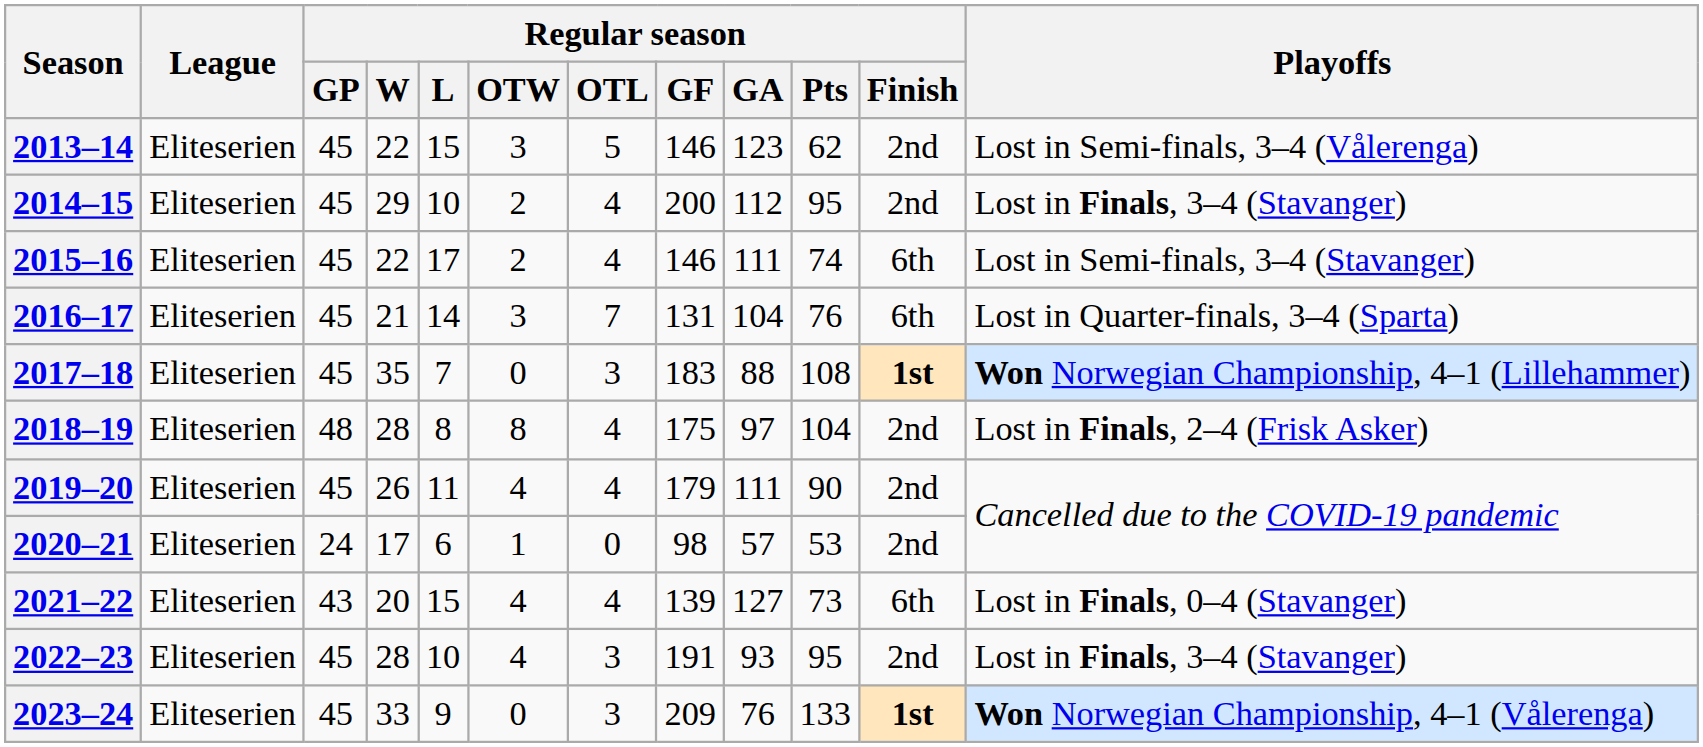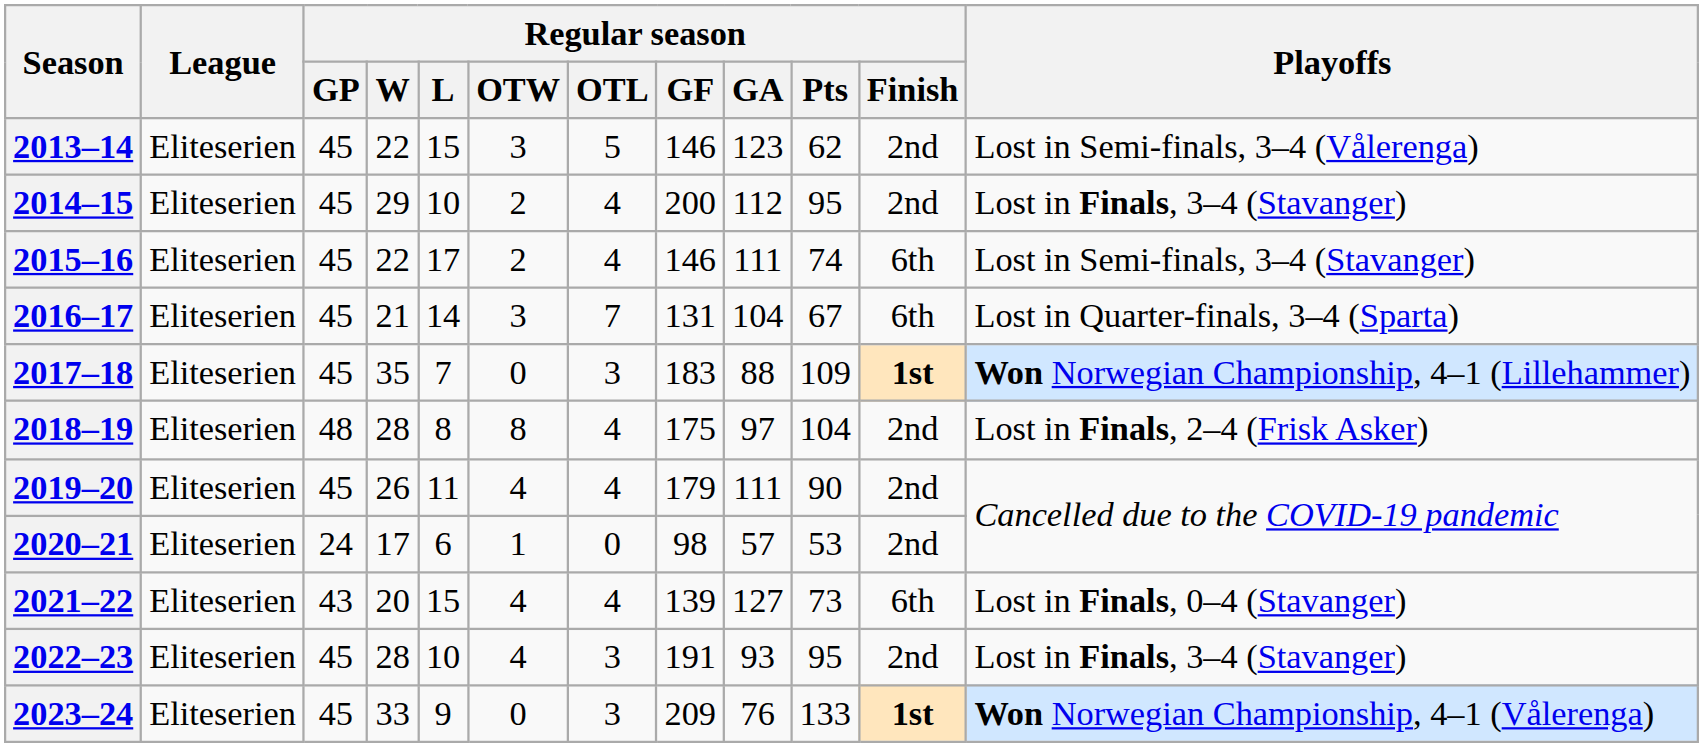(825, 316) 76 -> (825, 316) 67
(825, 372) 108 -> (825, 372) 109
